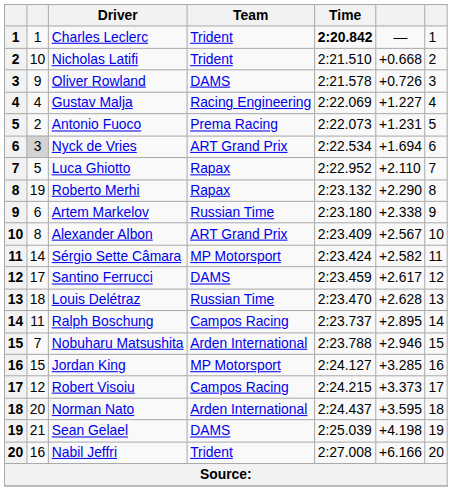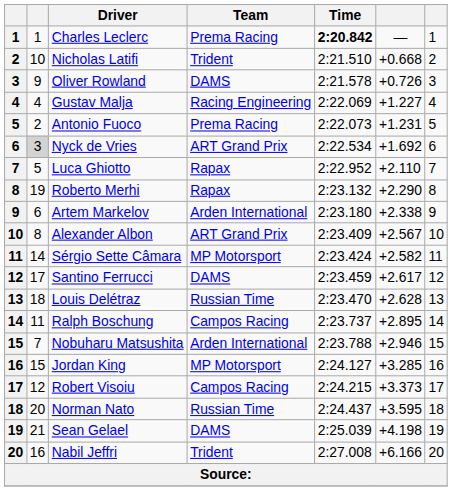(211, 37) Trident -> (234, 37) Prema Racing
(400, 146) +1.694 -> (400, 146) +1.692
(232, 212) Russian Time -> (249, 212) Arden International
(249, 409) Arden International -> (232, 409) Russian Time
